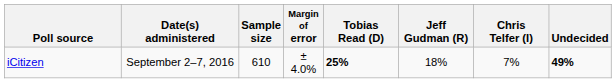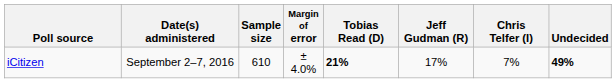(337, 62) 25% -> (337, 62) 21%
(436, 62) 18% -> (436, 62) 17%
